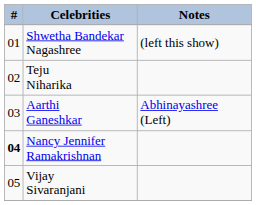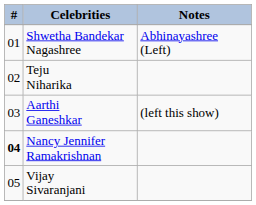(180, 42) (left this show) -> (179, 42) Abhinayashree (Left)
(179, 112) Abhinayashree (Left) -> (180, 112) (left this show)
